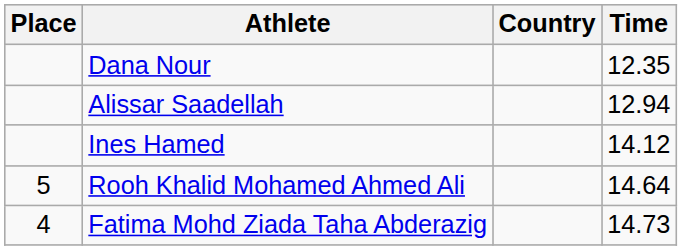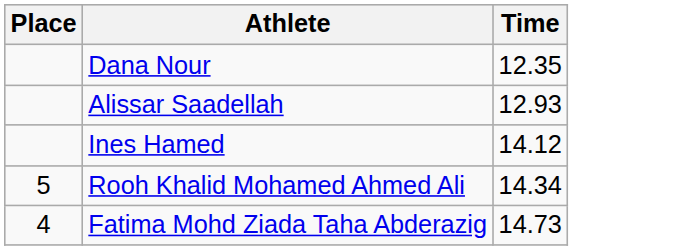- column: (547, 24)
(639, 104) 12.94 -> (530, 104) 12.93
(639, 184) 14.64 -> (530, 184) 14.34
